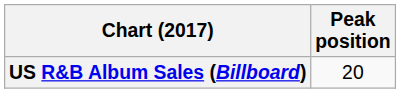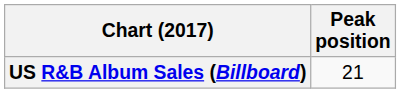(353, 72) 20 -> (353, 72) 21
